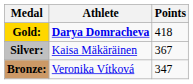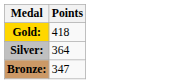- column: (101, 13)
(164, 50) 367 -> (61, 50) 364
